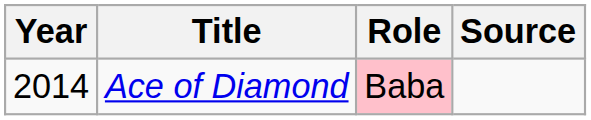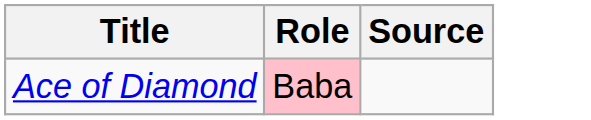- column: (51, 31)
